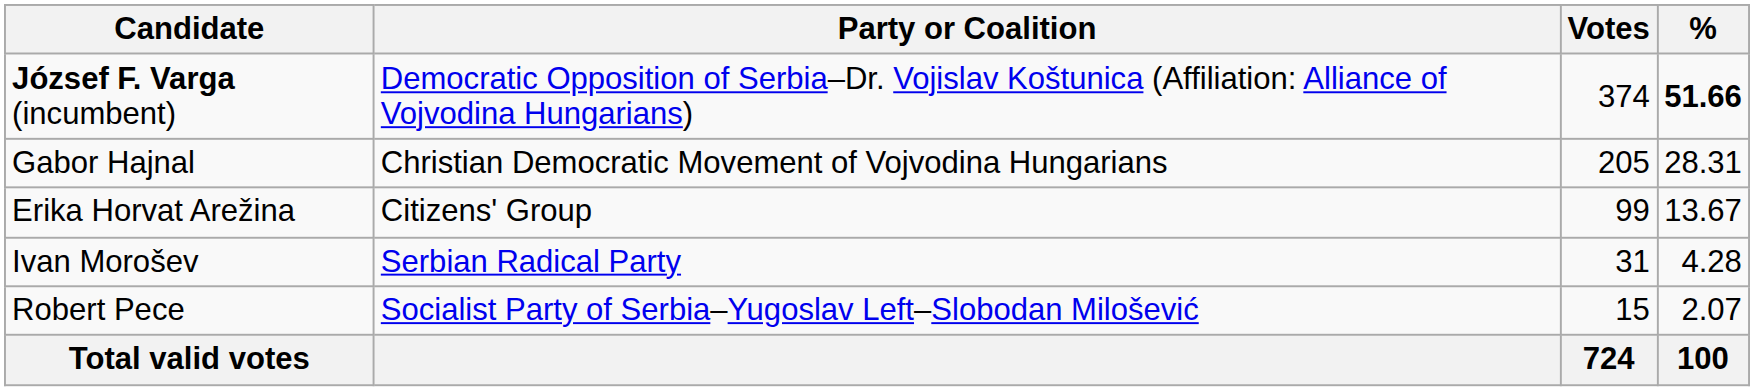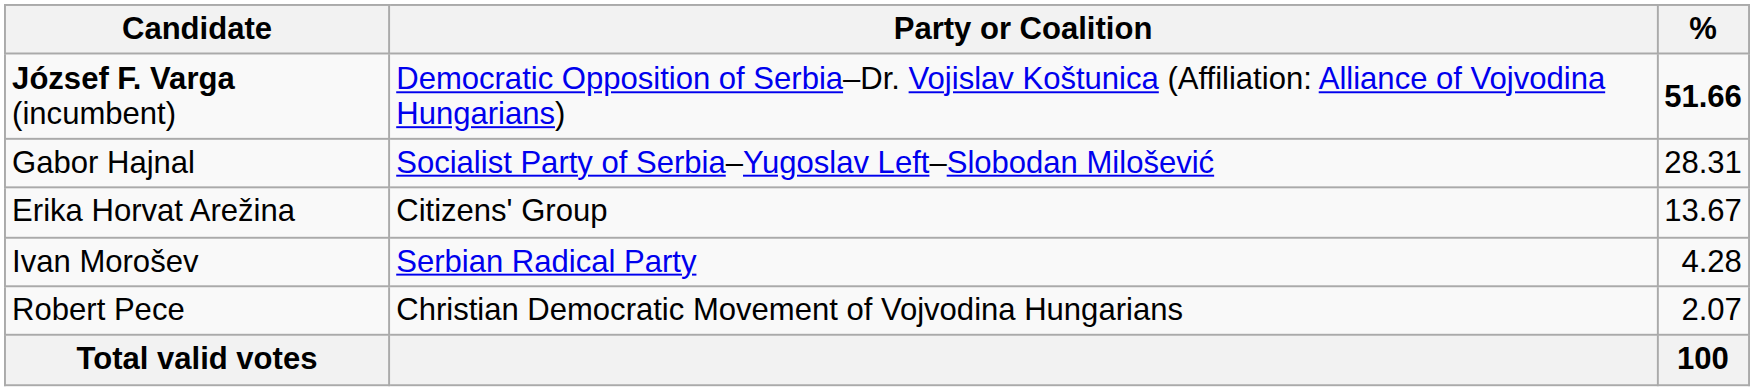- column: (1609, 29)
(774, 162) Christian Democratic Movement of Vojvodina Hungarians -> (805, 162) Socialist Party of Serbia–Yugoslav Left–Slobodan Milošević
(790, 310) Socialist Party of Serbia–Yugoslav Left–Slobodan Milošević -> (790, 310) Christian Democratic Movement of Vojvodina Hungarians
